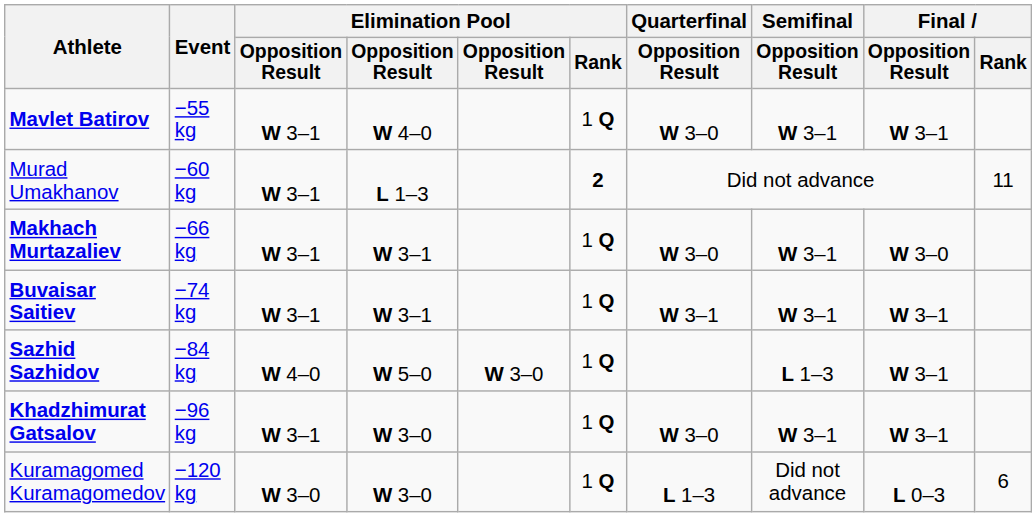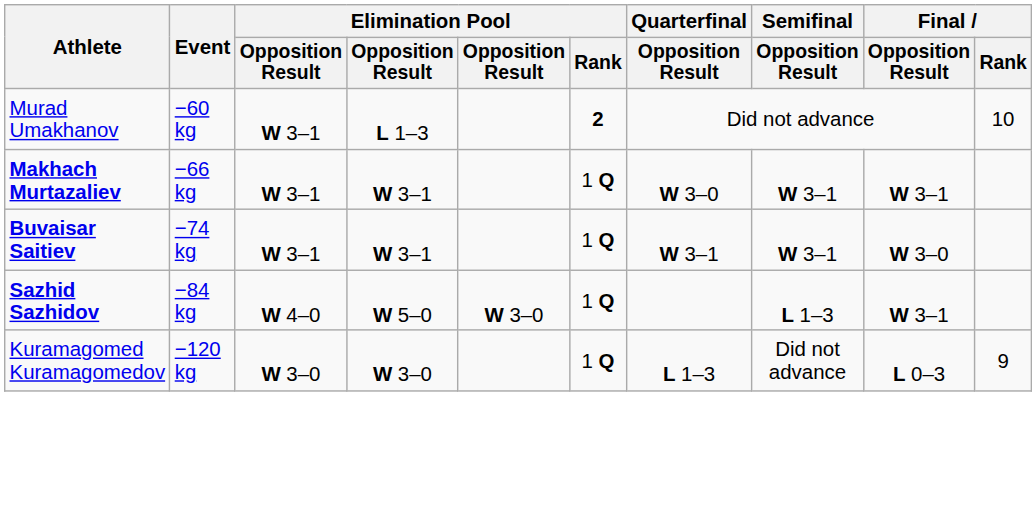- row: (79, 119)
(1003, 180) 11 -> (1003, 119) 10
(919, 254) W 3–0 -> (919, 194) W 3–1
(919, 315) W 3–1 -> (919, 254) W 3–0
- row: (78, 421)
(1003, 482) 6 -> (1003, 361) 9
